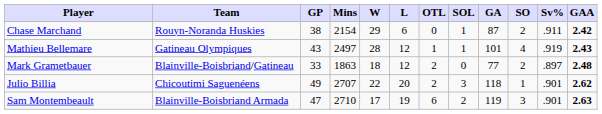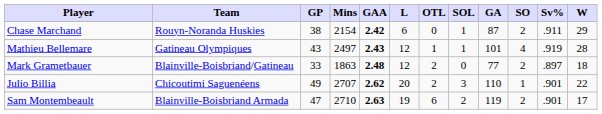columns swapped: (375, 13) <-> (582, 13)
(493, 83) 118 -> (493, 83) 110
(523, 100) 3 -> (523, 100) 2
